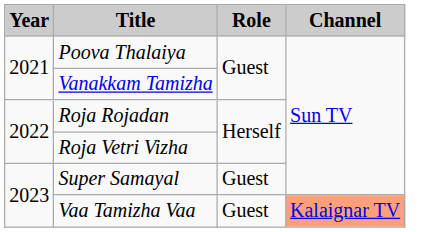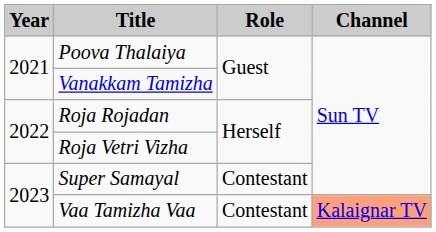(245, 178) Guest -> (265, 178) Contestant
(245, 210) Guest -> (265, 210) Contestant
